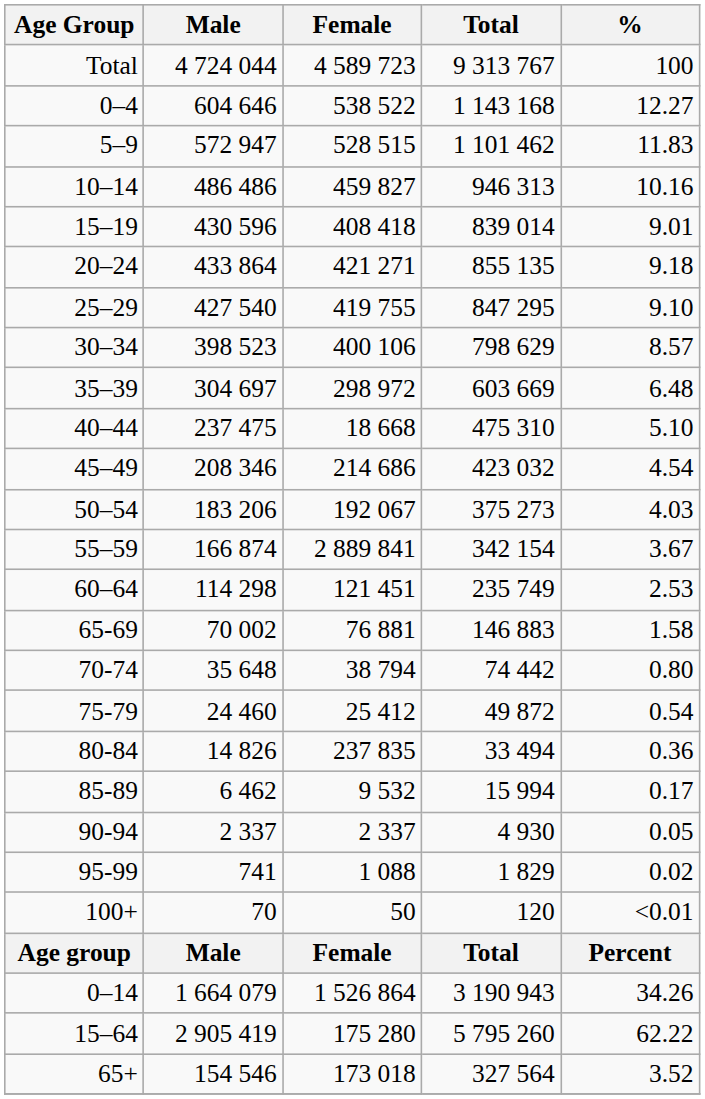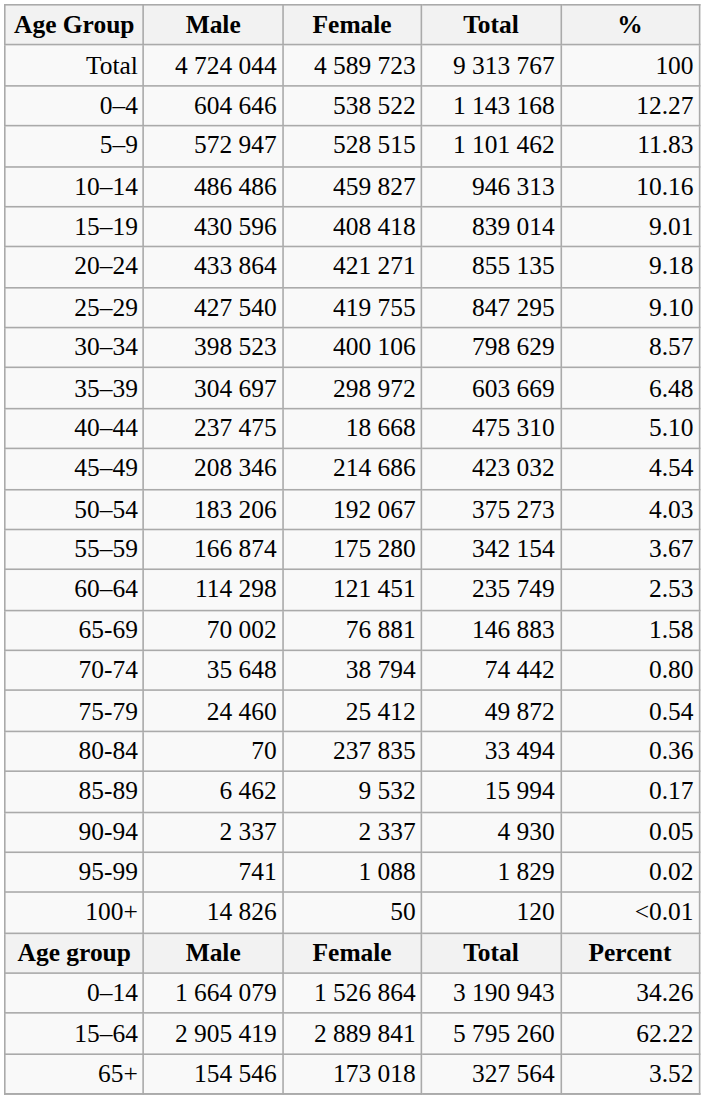(365, 549) 2 889 841 -> (374, 549) 175 280
(242, 750) 14 826 -> (264, 750) 70
(264, 912) 70 -> (242, 912) 14 826
(374, 1033) 175 280 -> (365, 1033) 2 889 841
